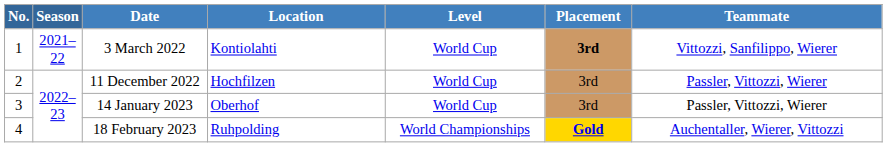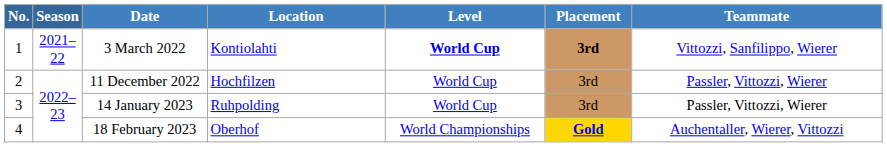(465, 49) normal -> (465, 49) bold
(235, 106) Oberhof -> (245, 106) Ruhpolding
(245, 130) Ruhpolding -> (235, 130) Oberhof
